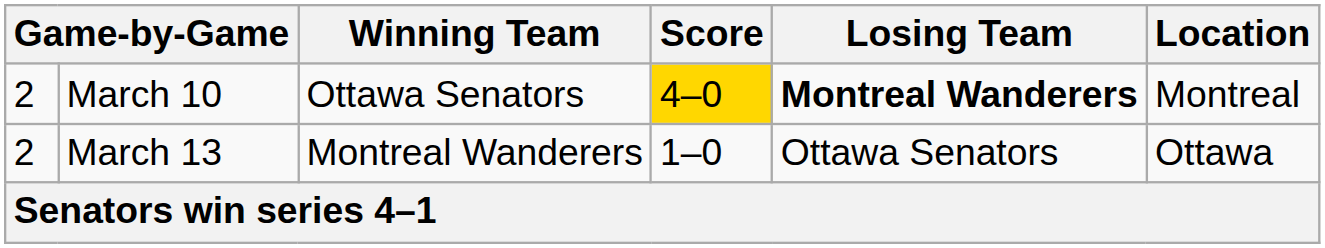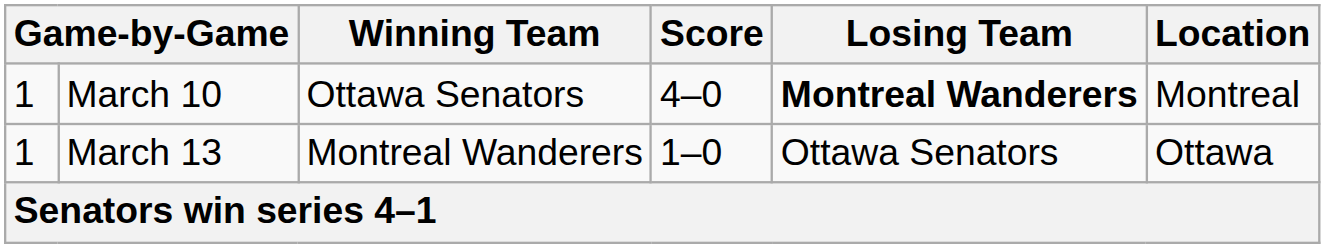(24, 93) 2 -> (24, 93) 1
(691, 93) gold background -> (691, 93) no background
(24, 152) 2 -> (24, 152) 1
